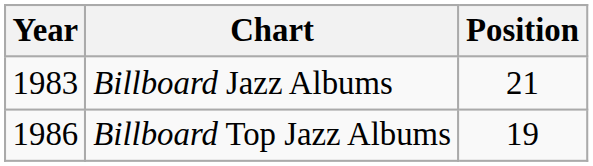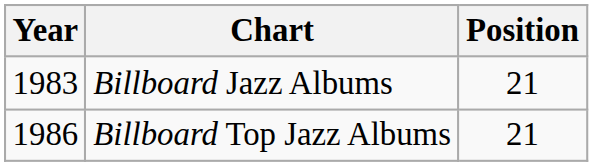(523, 134) 19 -> (523, 134) 21
